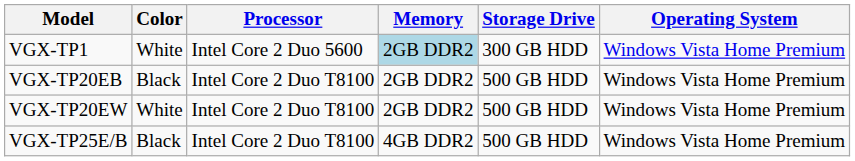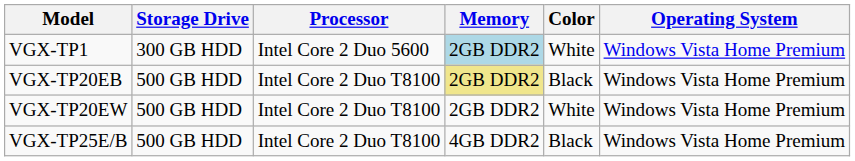columns swapped: (160, 19) <-> (539, 19)
(428, 79) no background -> (494, 79) khaki background
